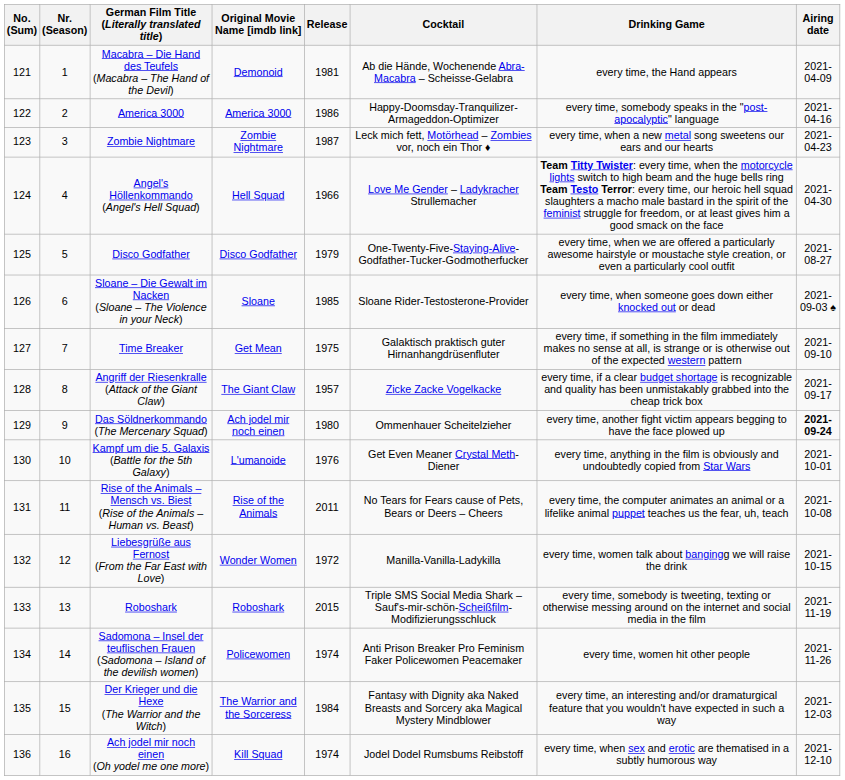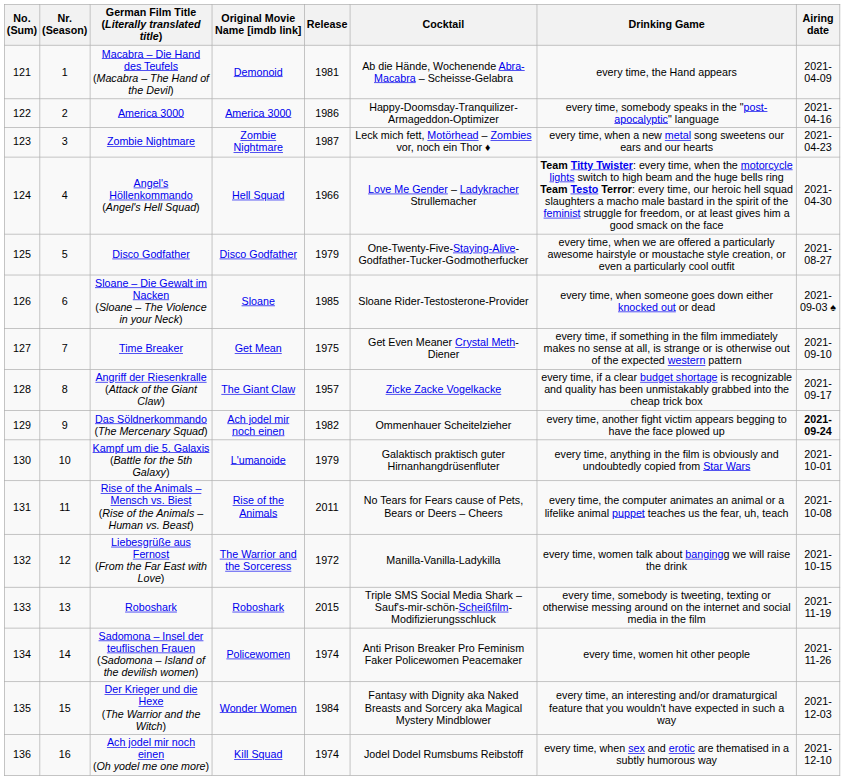(443, 349) Galaktisch praktisch guter Hirnanhangdrüsenfluter -> (443, 349) Get Even Meaner Crystal Meth-Diener
(327, 425) 1980 -> (327, 425) 1982
(327, 460) 1976 -> (327, 460) 1979
(443, 460) Get Even Meaner Crystal Meth-Diener -> (443, 460) Galaktisch praktisch guter Hirnanhangdrüsenfluter
(258, 560) Wonder Women -> (258, 560) The Warrior and the Sorceress
(258, 708) The Warrior and the Sorceress -> (258, 708) Wonder Women
